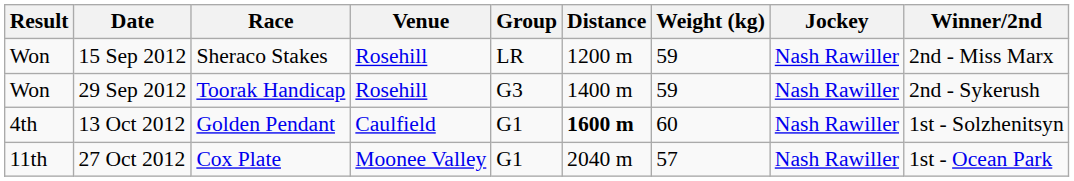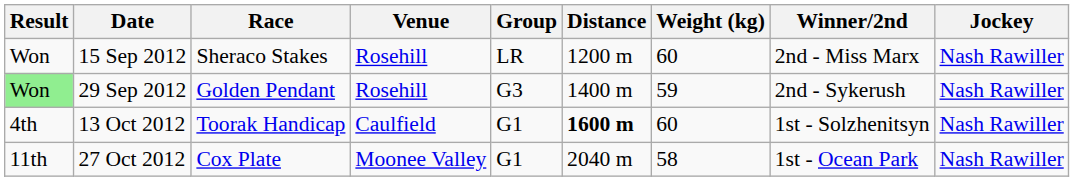columns swapped: (837, 21) <-> (986, 21)
(667, 55) 59 -> (667, 55) 60
(30, 90) no background -> (30, 90) lightgreen background
(271, 90) Toorak Handicap -> (266, 90) Golden Pendant
(266, 124) Golden Pendant -> (271, 124) Toorak Handicap
(667, 158) 57 -> (667, 158) 58
